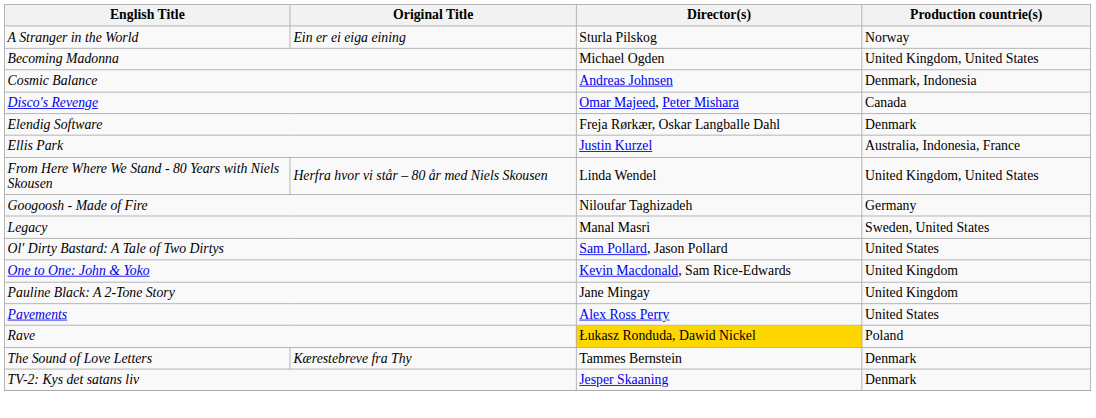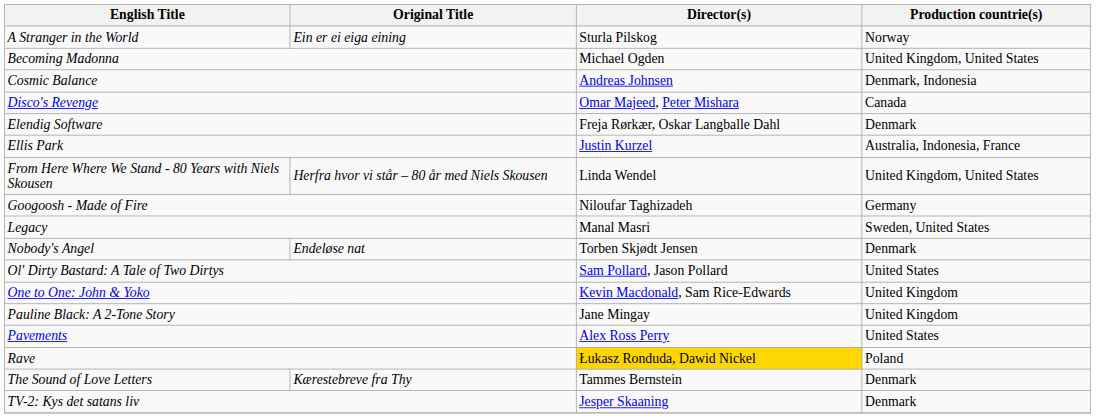+ row: (51, 249)
